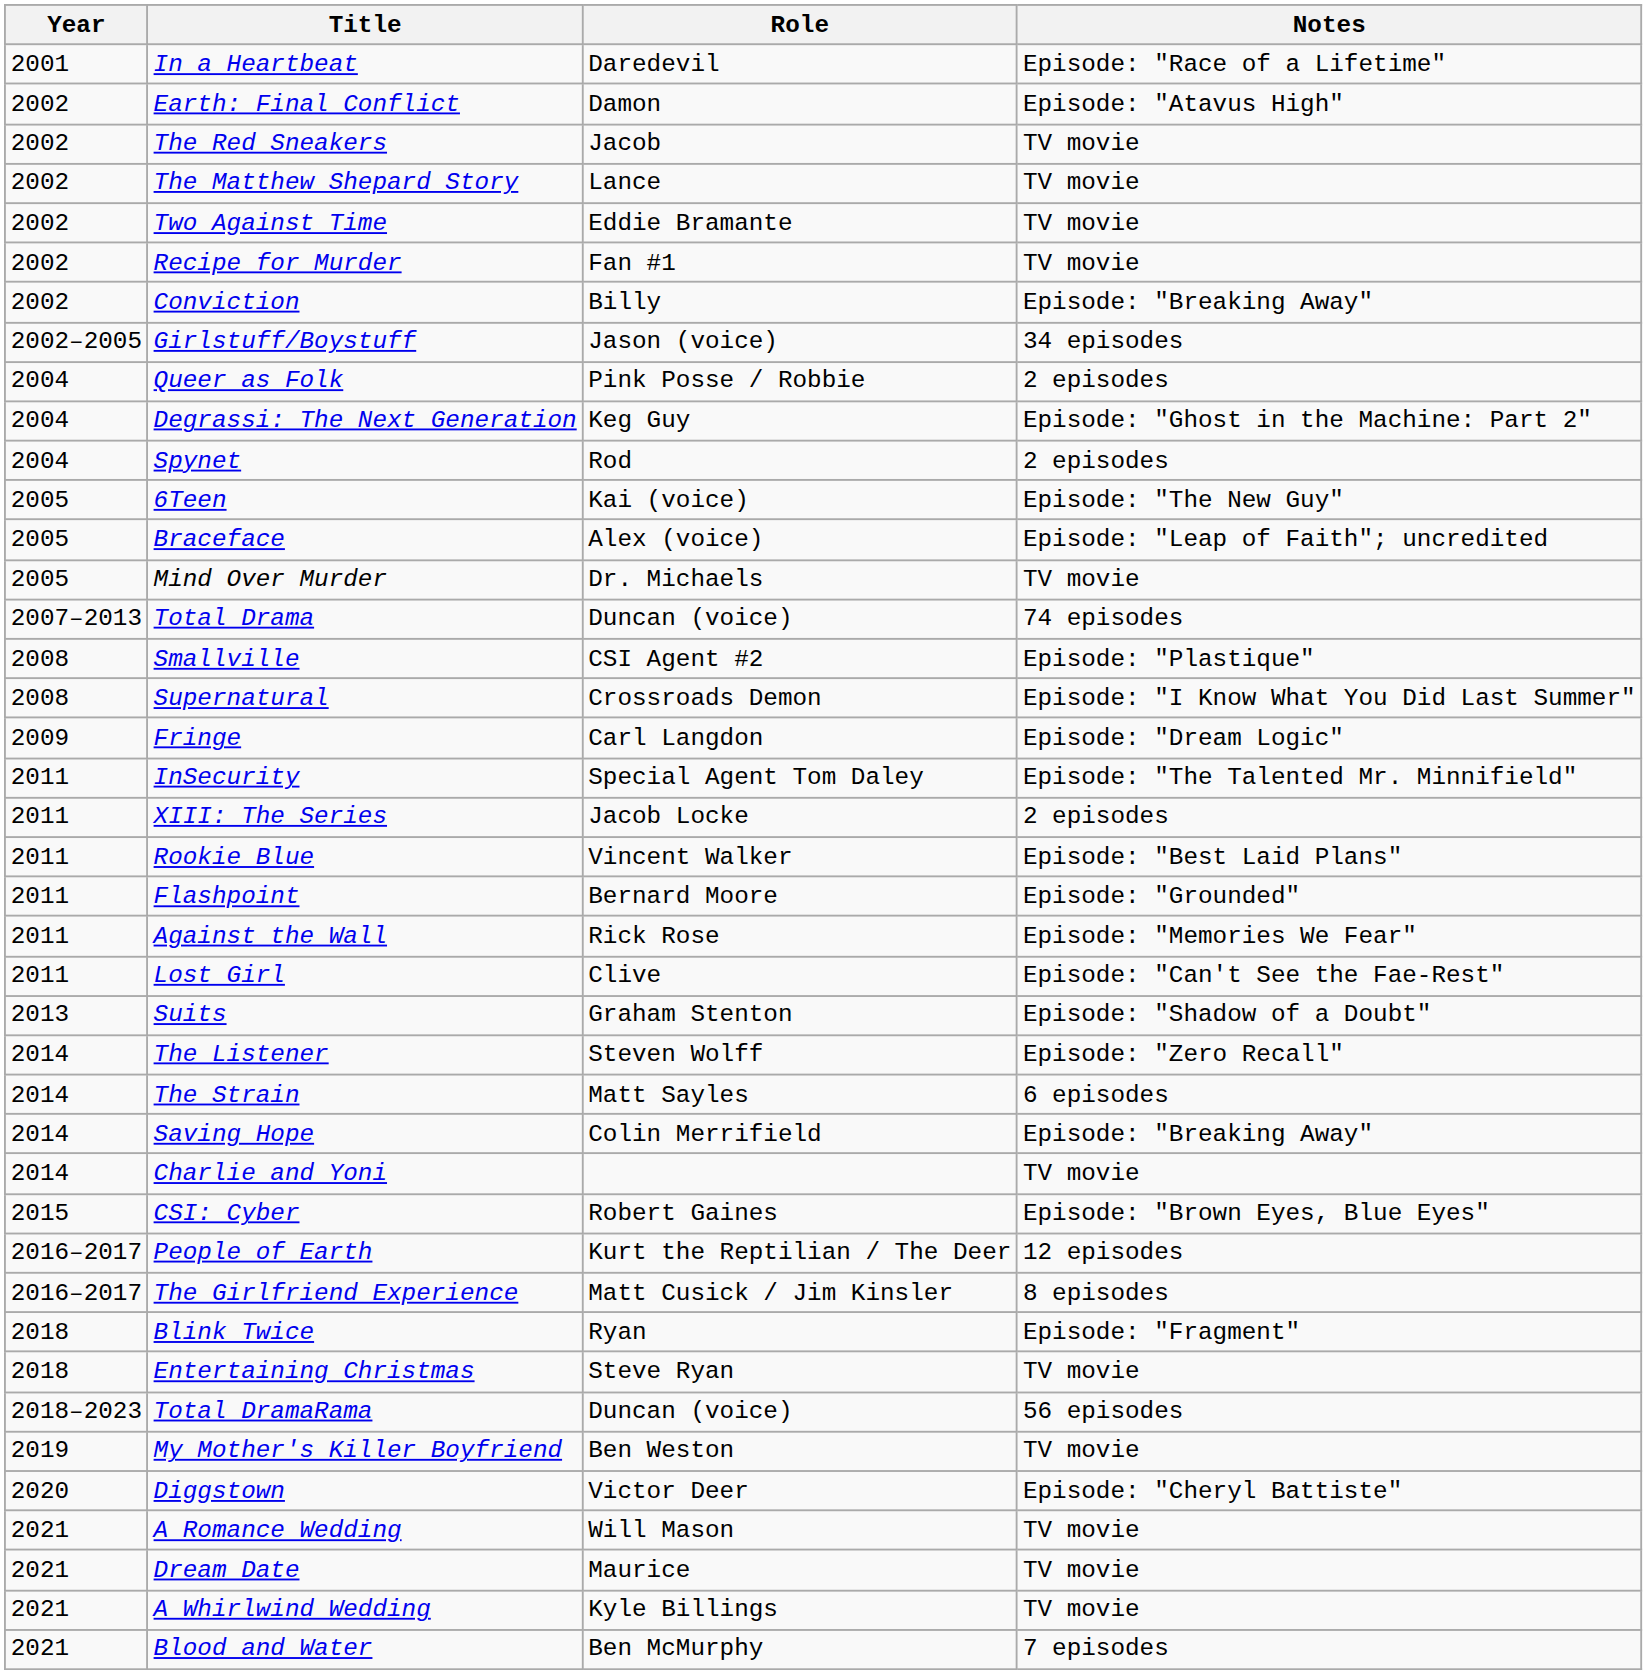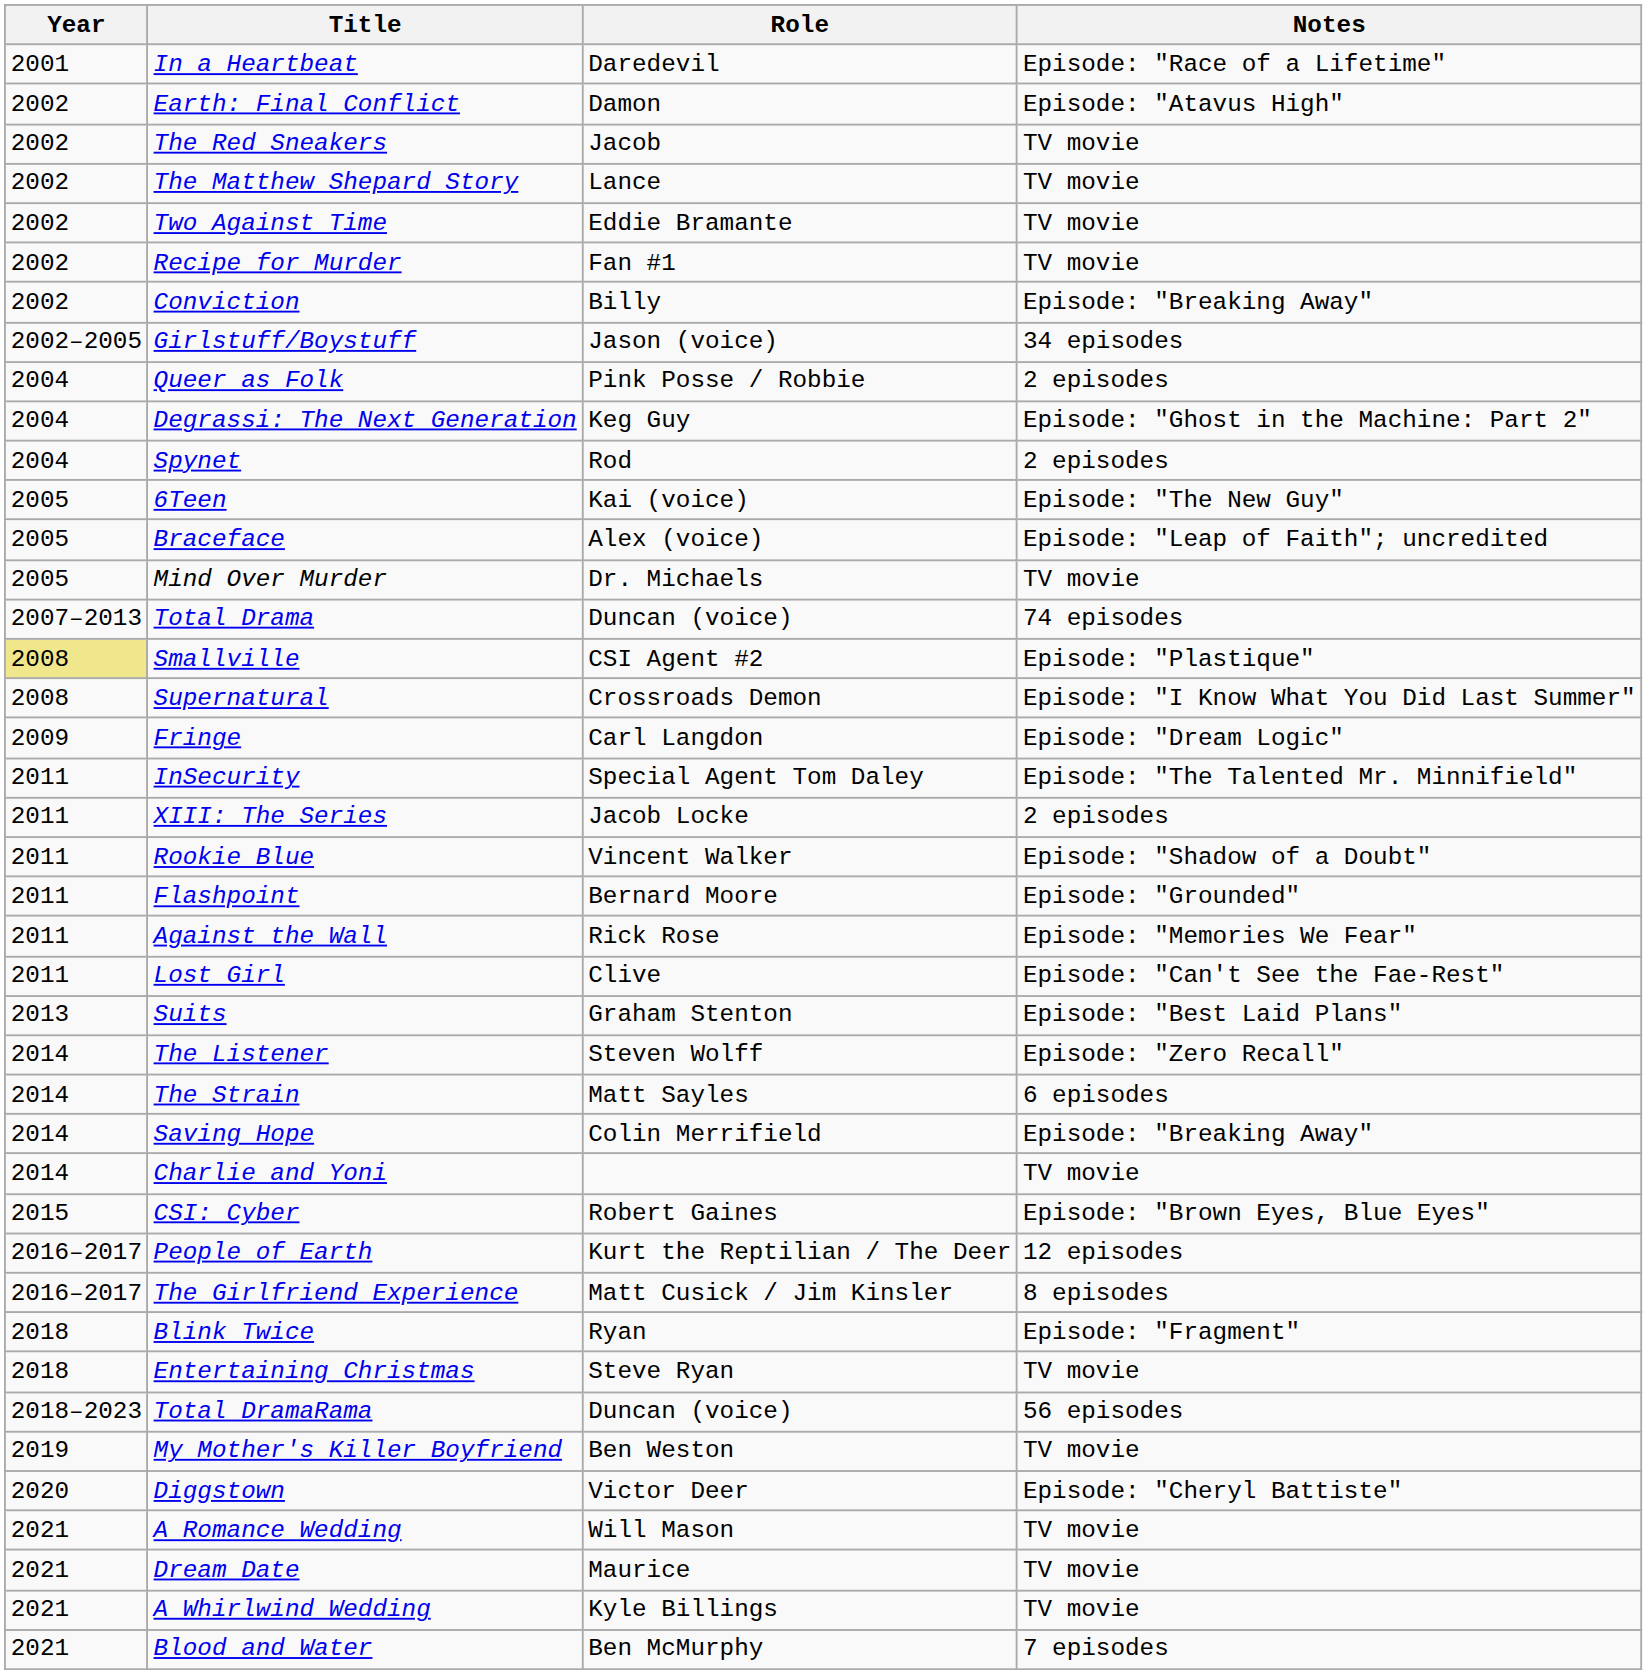(40, 659) no background -> (40, 659) khaki background
(1213, 857) Episode: "Best Laid Plans" -> (1227, 857) Episode: "Shadow of a Doubt"
(1227, 1015) Episode: "Shadow of a Doubt" -> (1213, 1015) Episode: "Best Laid Plans"
